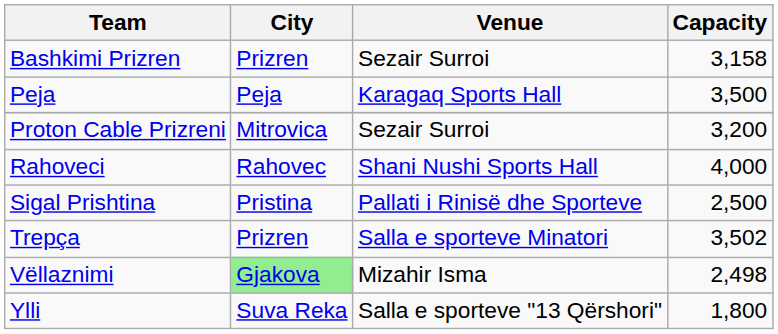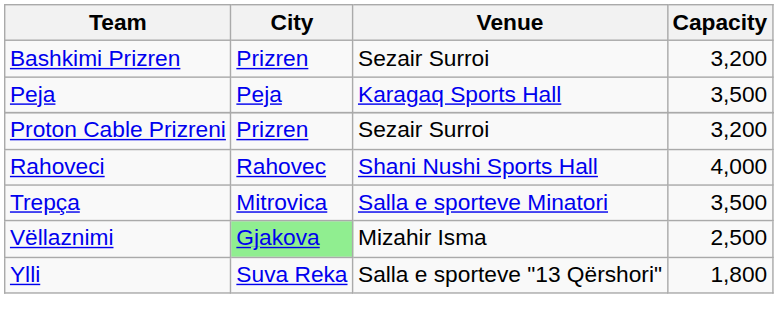(739, 58) 3,158 -> (739, 58) 3,200
(282, 130) Mitrovica -> (272, 130) Prizren
- row: (83, 202)
(272, 238) Prizren -> (282, 202) Mitrovica
(739, 238) 3,502 -> (739, 202) 3,500
(739, 274) 2,498 -> (739, 238) 2,500
